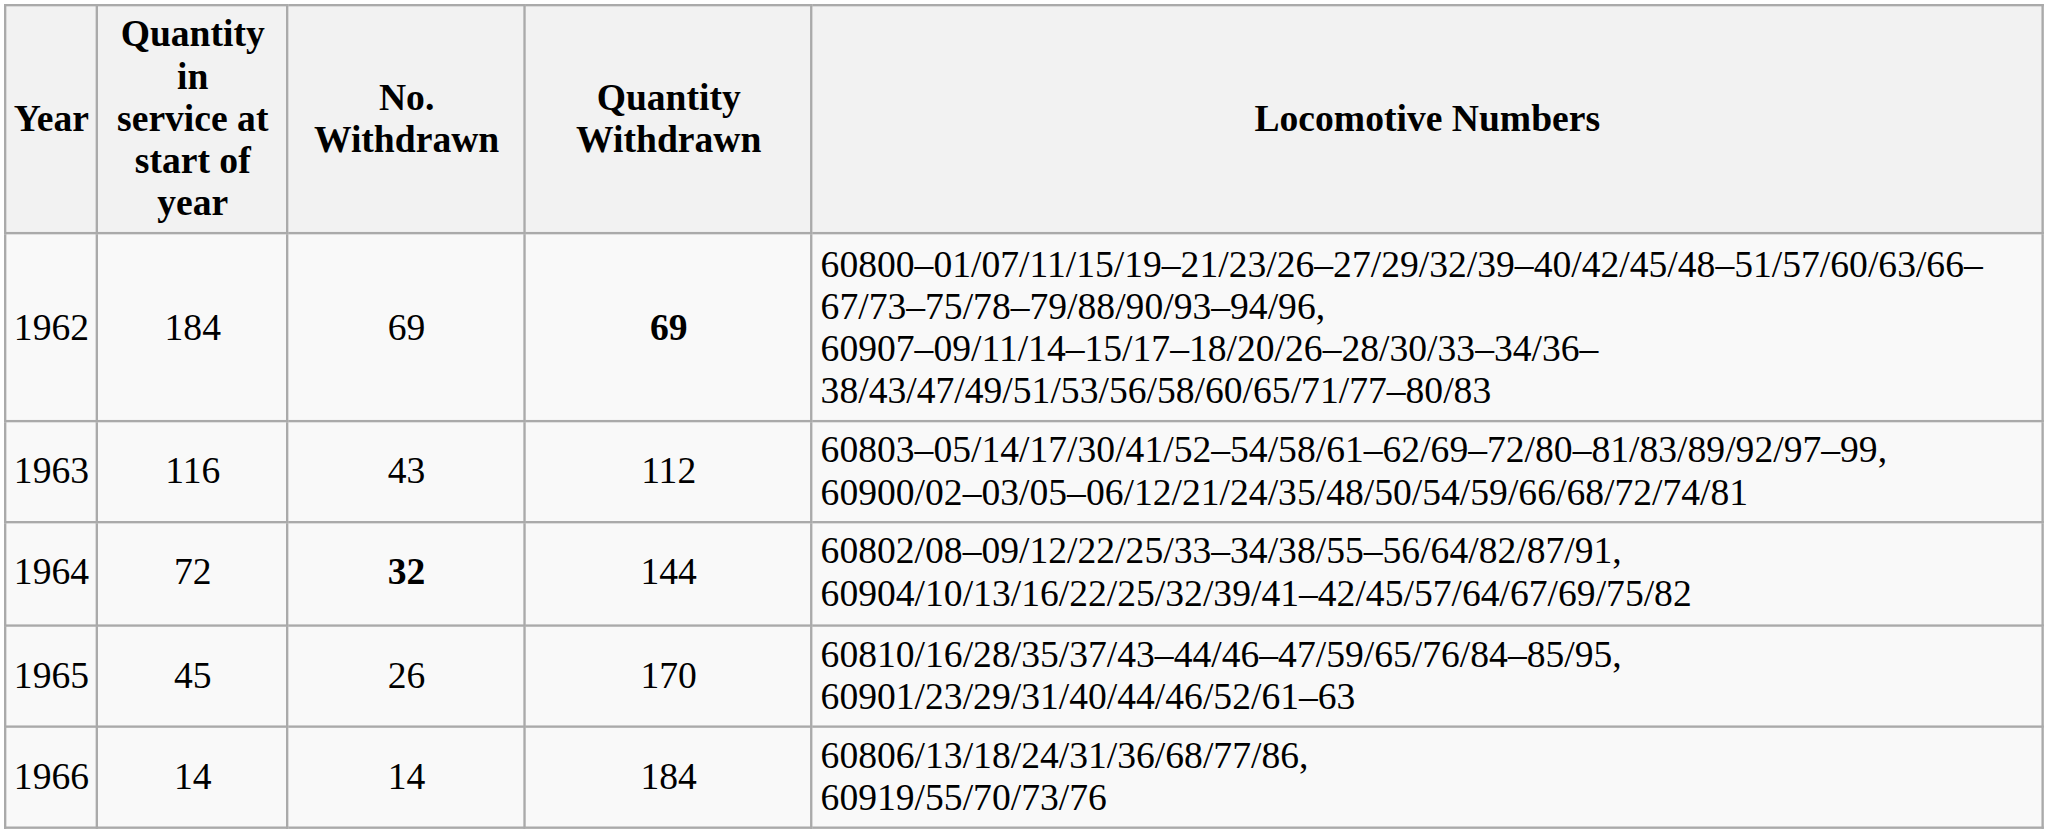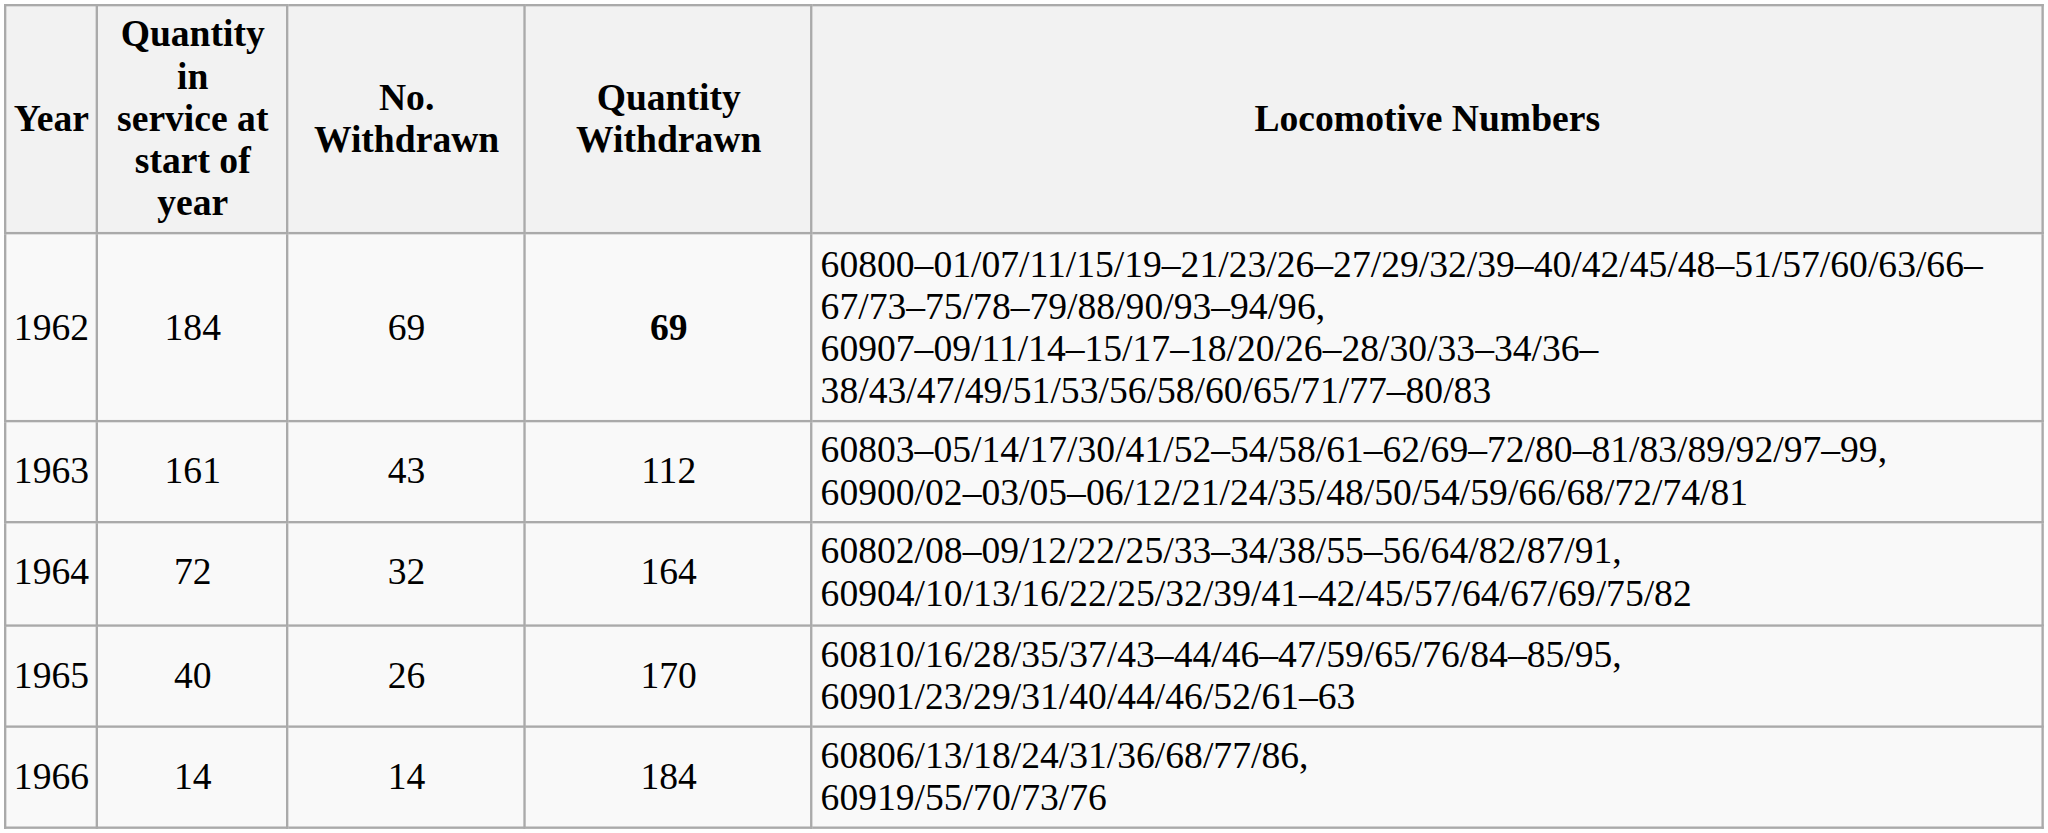(193, 470) 116 -> (193, 470) 161
(407, 572) bold -> (407, 572) normal
(669, 572) 144 -> (669, 572) 164
(193, 674) 45 -> (193, 674) 40
